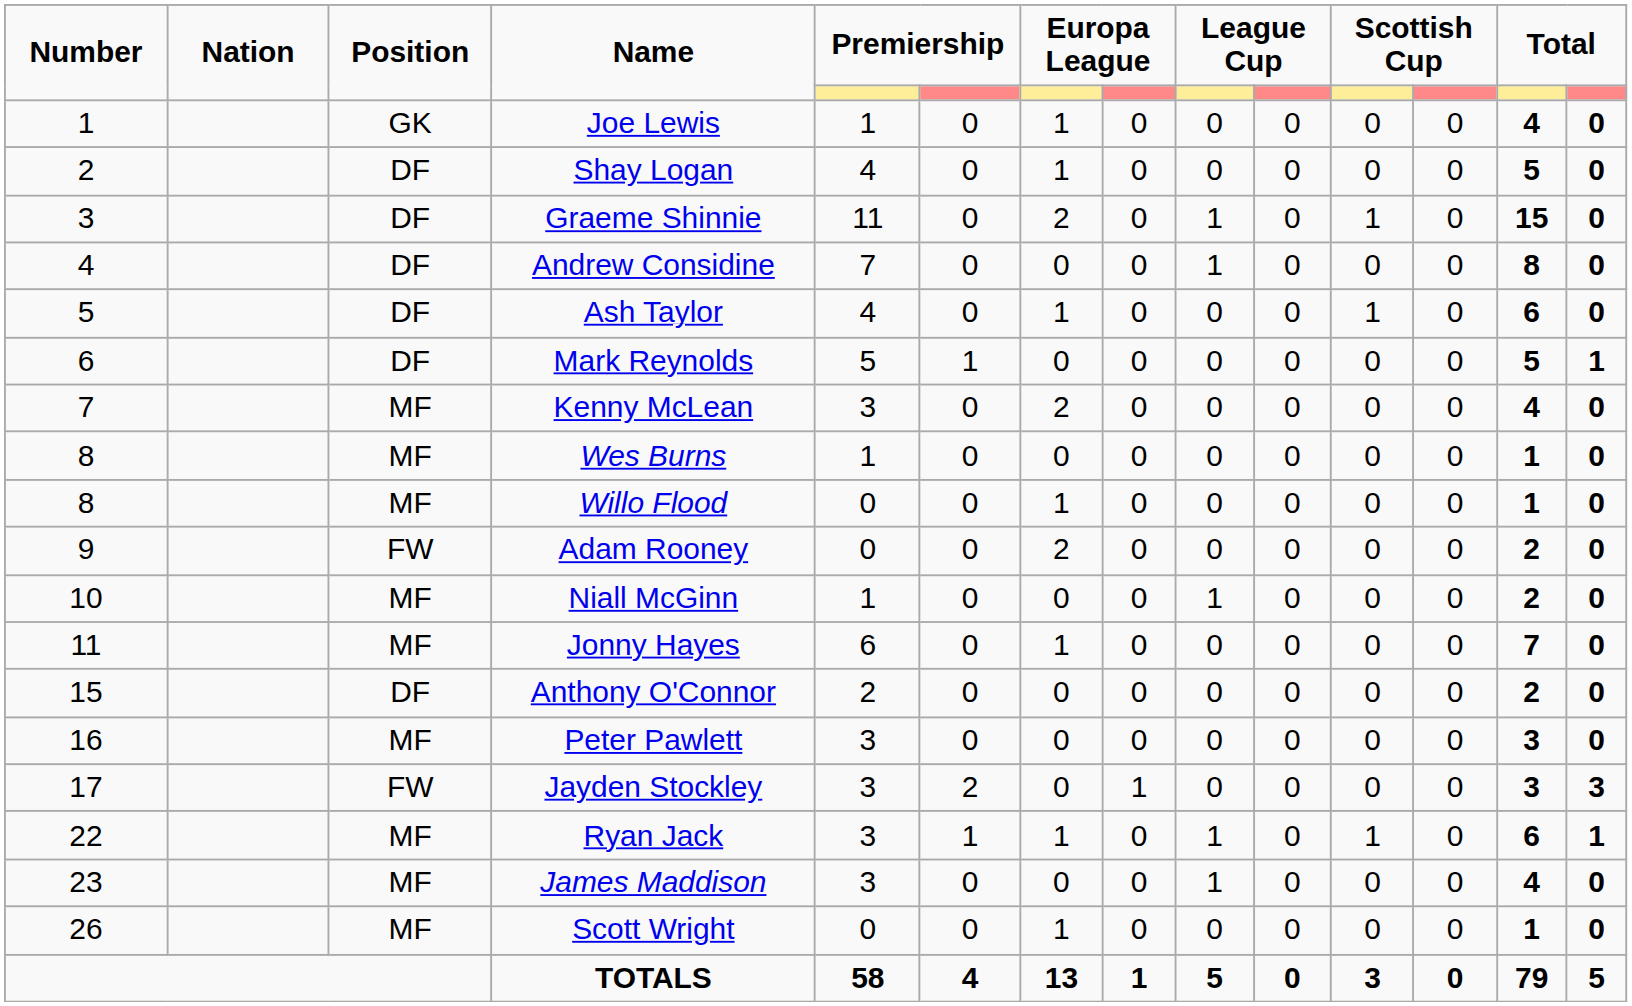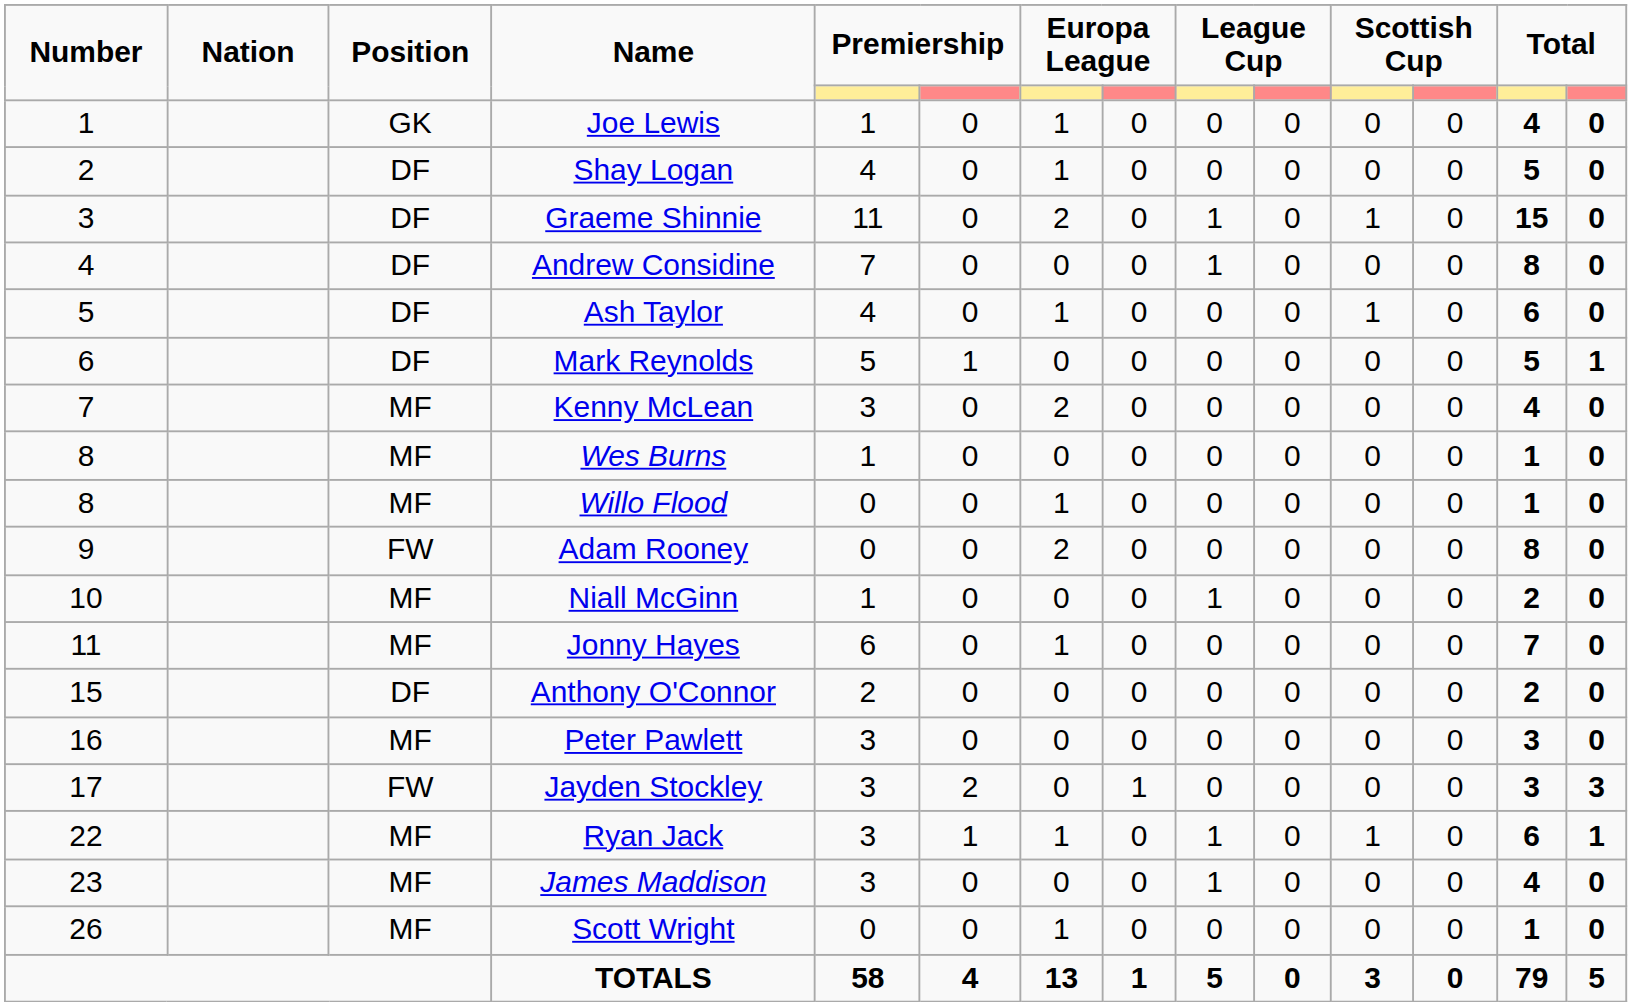(1532, 550) 2 -> (1532, 550) 8
